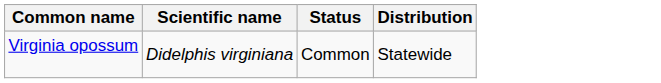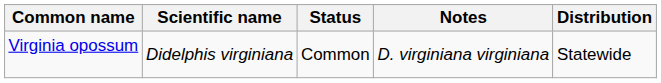+ column: (463, 17)
